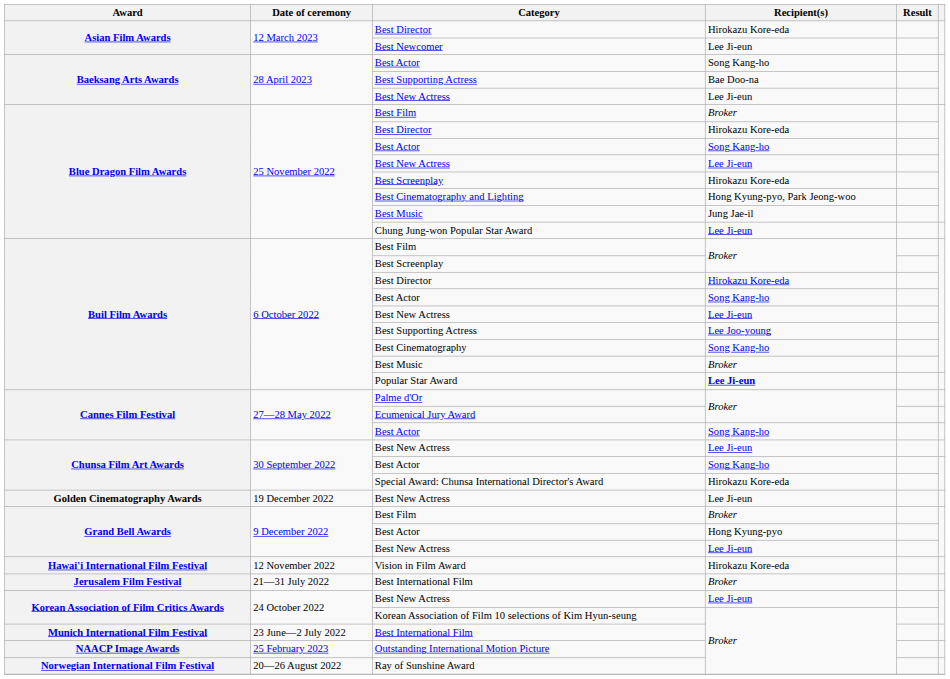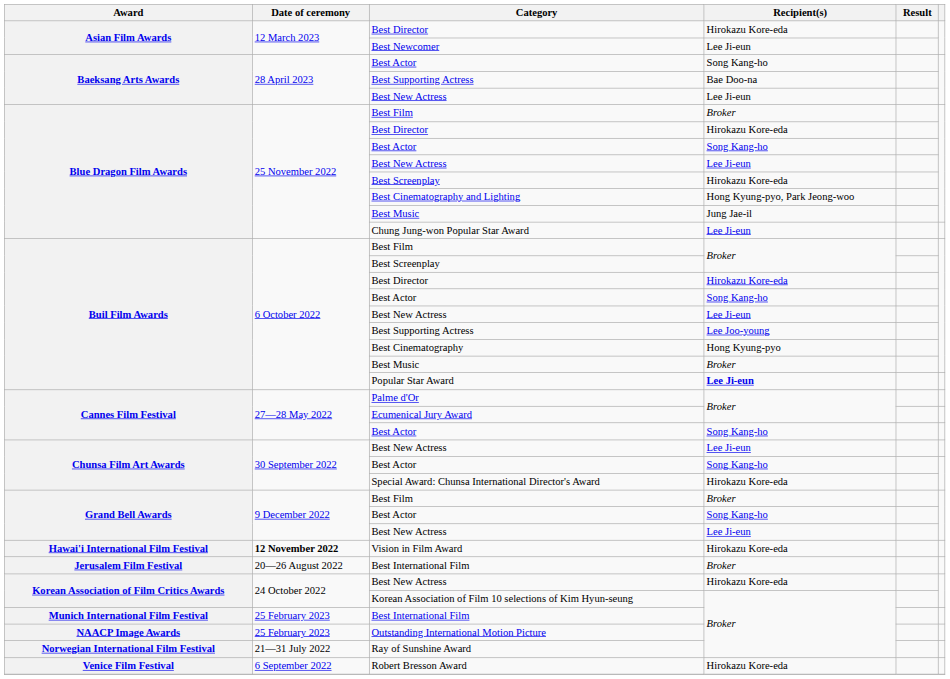(739, 347) Song Kang-ho -> (744, 347) Hong Kyung-pyo
- row: (128, 498)
(745, 532) Hong Kyung-pyo -> (737, 515) Song Kang-ho
(294, 565) normal -> (297, 548) bold
(291, 582) 21—31 July 2022 -> (299, 565) 20—26 August 2022
(730, 599) Lee Ji-eun -> (747, 582) Hirokazu Kore-eda
(299, 632) 23 June—2 July 2022 -> (292, 615) 25 February 2023
(297, 666) 20—26 August 2022 -> (293, 649) 21—31 July 2022
+ row: (128, 666)
